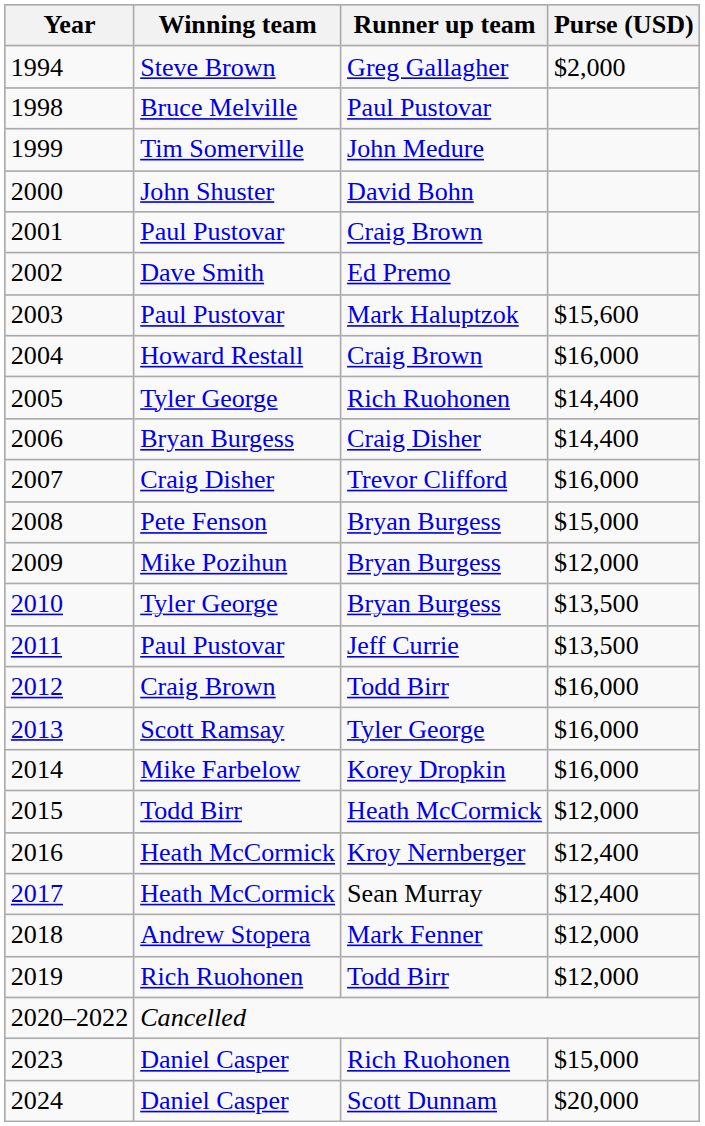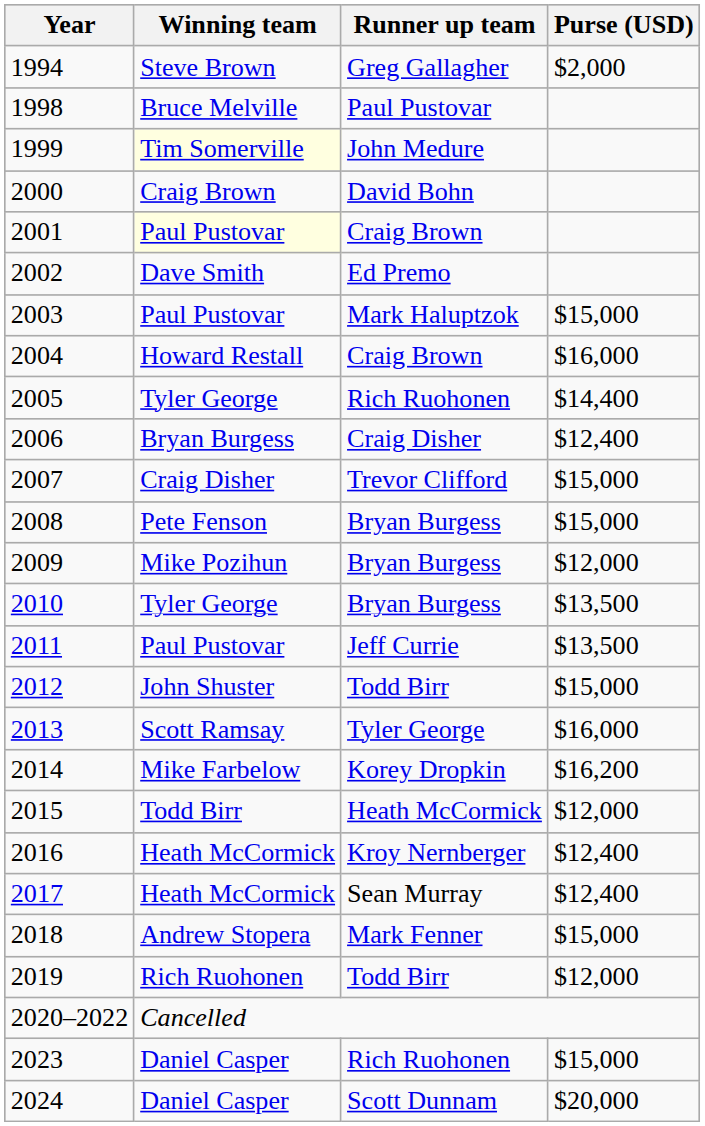(222, 149) no background -> (222, 149) lightyellow background
(207, 190) John Shuster -> (208, 190) Craig Brown
(212, 231) no background -> (212, 231) lightyellow background
(596, 314) $15,600 -> (596, 314) $15,000
(596, 438) $14,400 -> (596, 438) $12,400
(596, 480) $16,000 -> (596, 480) $15,000
(208, 686) Craig Brown -> (207, 686) John Shuster
(596, 686) $16,000 -> (596, 686) $15,000
(596, 769) $16,000 -> (596, 769) $16,200
(596, 935) $12,000 -> (596, 935) $15,000
